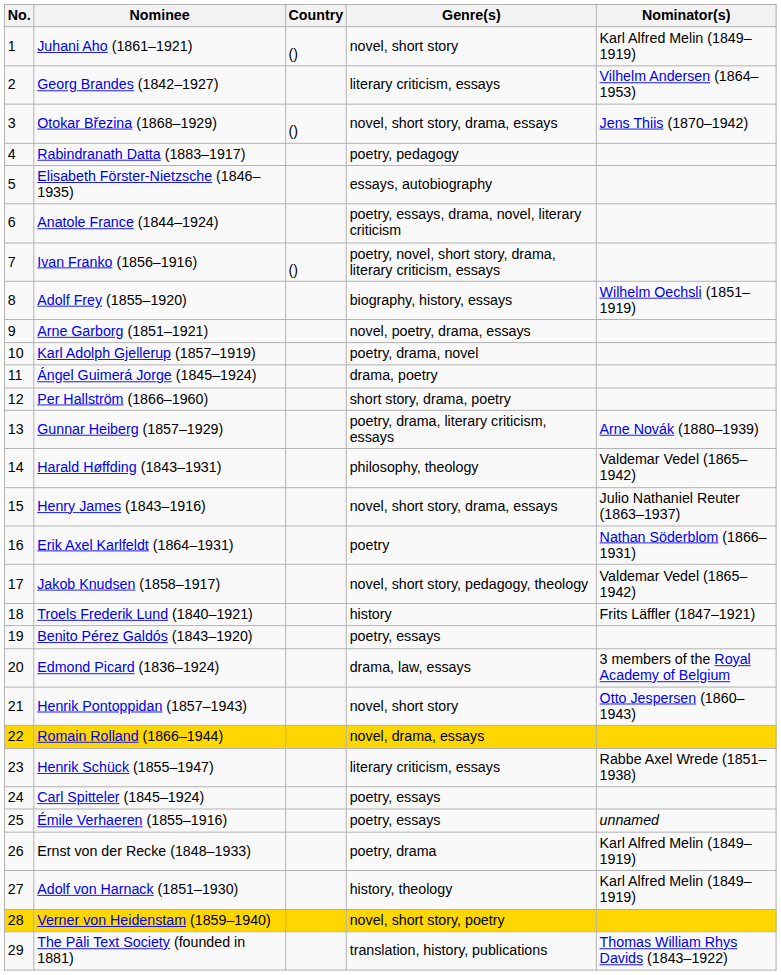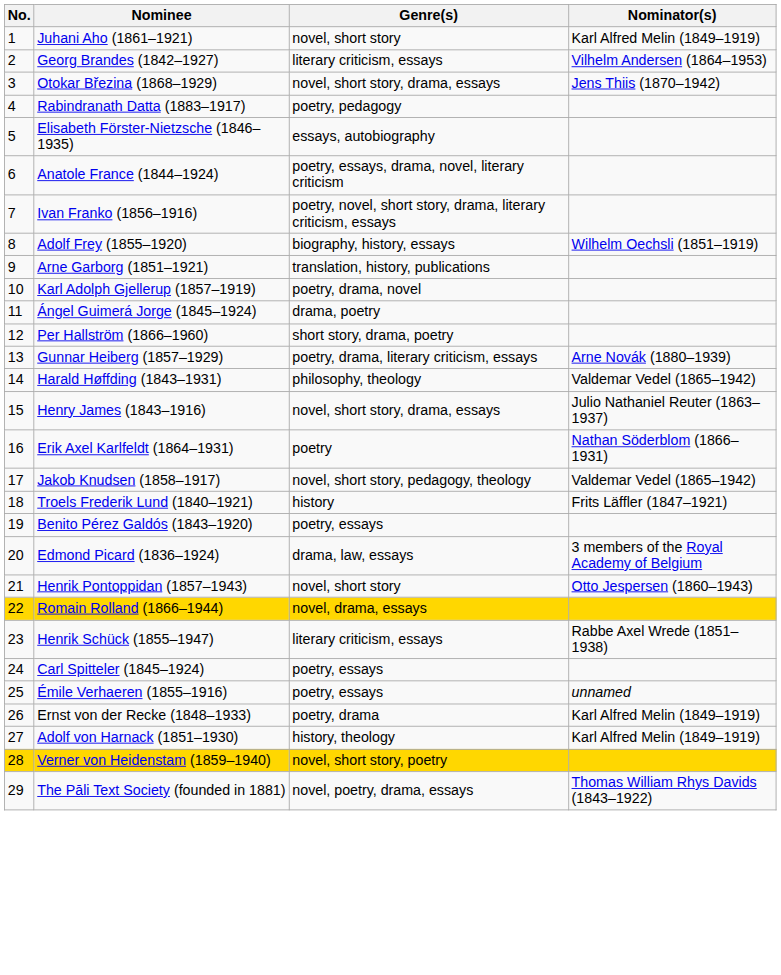- column: (316, 15)
(440, 331) novel, poetry, drama, essays -> (391, 267) translation, history, publications
(449, 951) translation, history, publications -> (383, 790) novel, poetry, drama, essays
